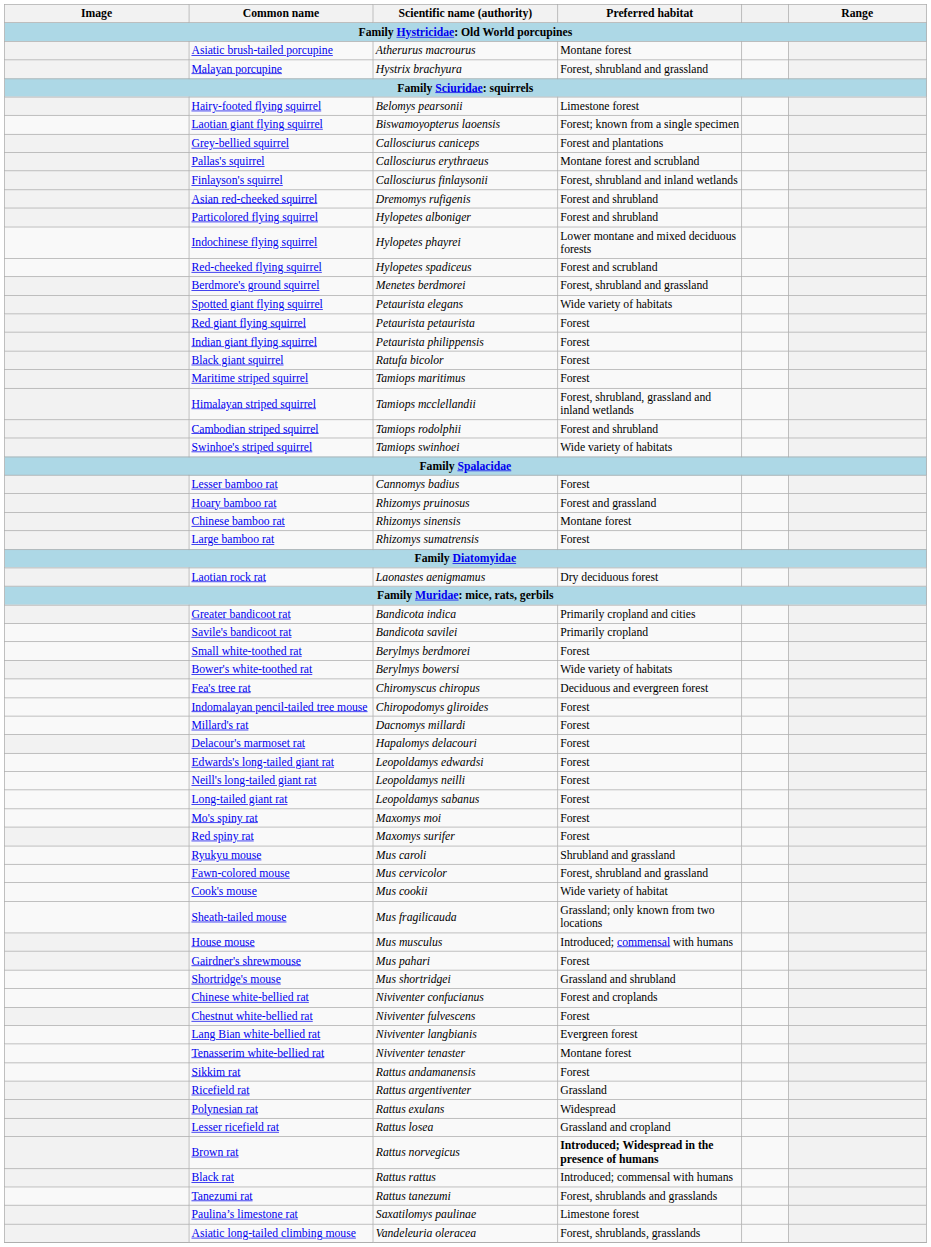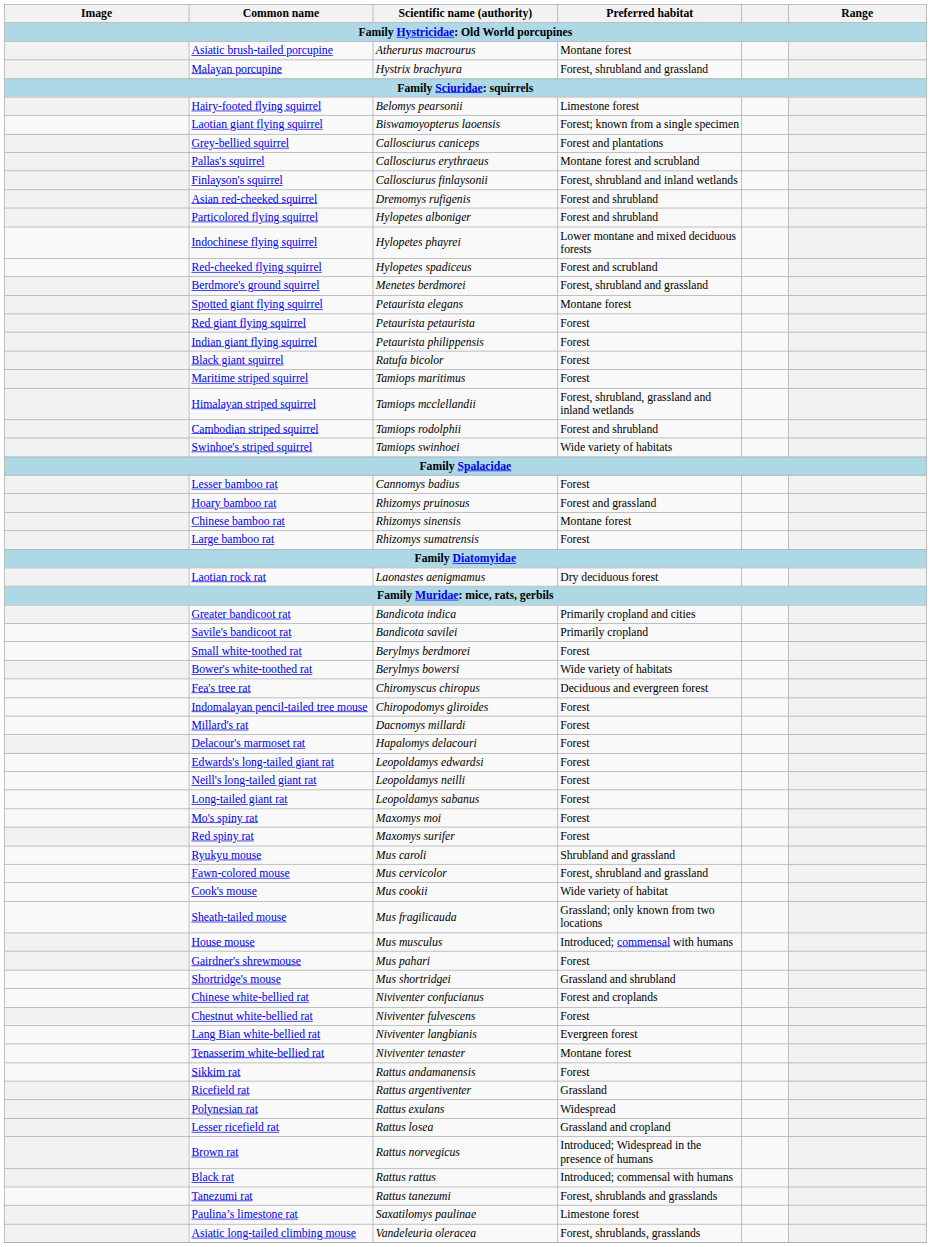(616, 304) Wide variety of habitats -> (596, 304) Montane forest
(637, 1152) bold -> (631, 1152) normal
